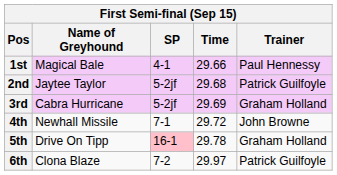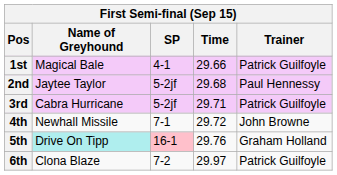(280, 65) Paul Hennessy -> (283, 65) Patrick Guilfoyle
(283, 84) Patrick Guilfoyle -> (280, 84) Paul Hennessy
(211, 103) 29.69 -> (211, 103) 29.71
(283, 103) Graham Holland -> (283, 103) Patrick Guilfoyle
(72, 141) no background -> (72, 141) paleturquoise background
(211, 141) 29.78 -> (211, 141) 29.76
